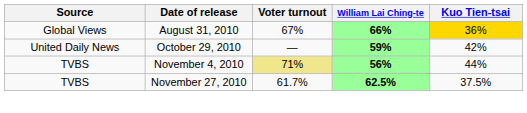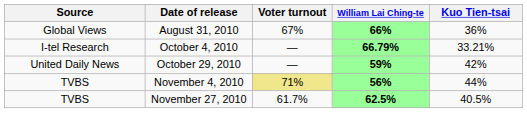(476, 30) gold background -> (476, 30) no background
+ row: (199, 47)
(476, 82) 37.5% -> (476, 99) 40.5%
